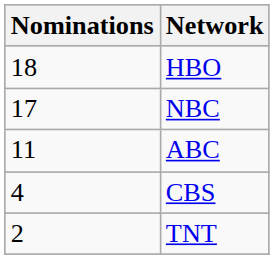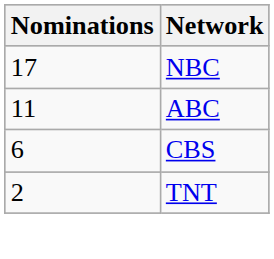- row: (194, 66)
(17, 191) 4 -> (17, 150) 6
